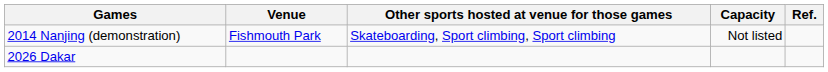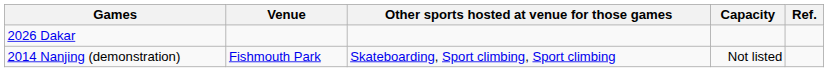rows swapped: (94, 35) <-> (41, 56)
